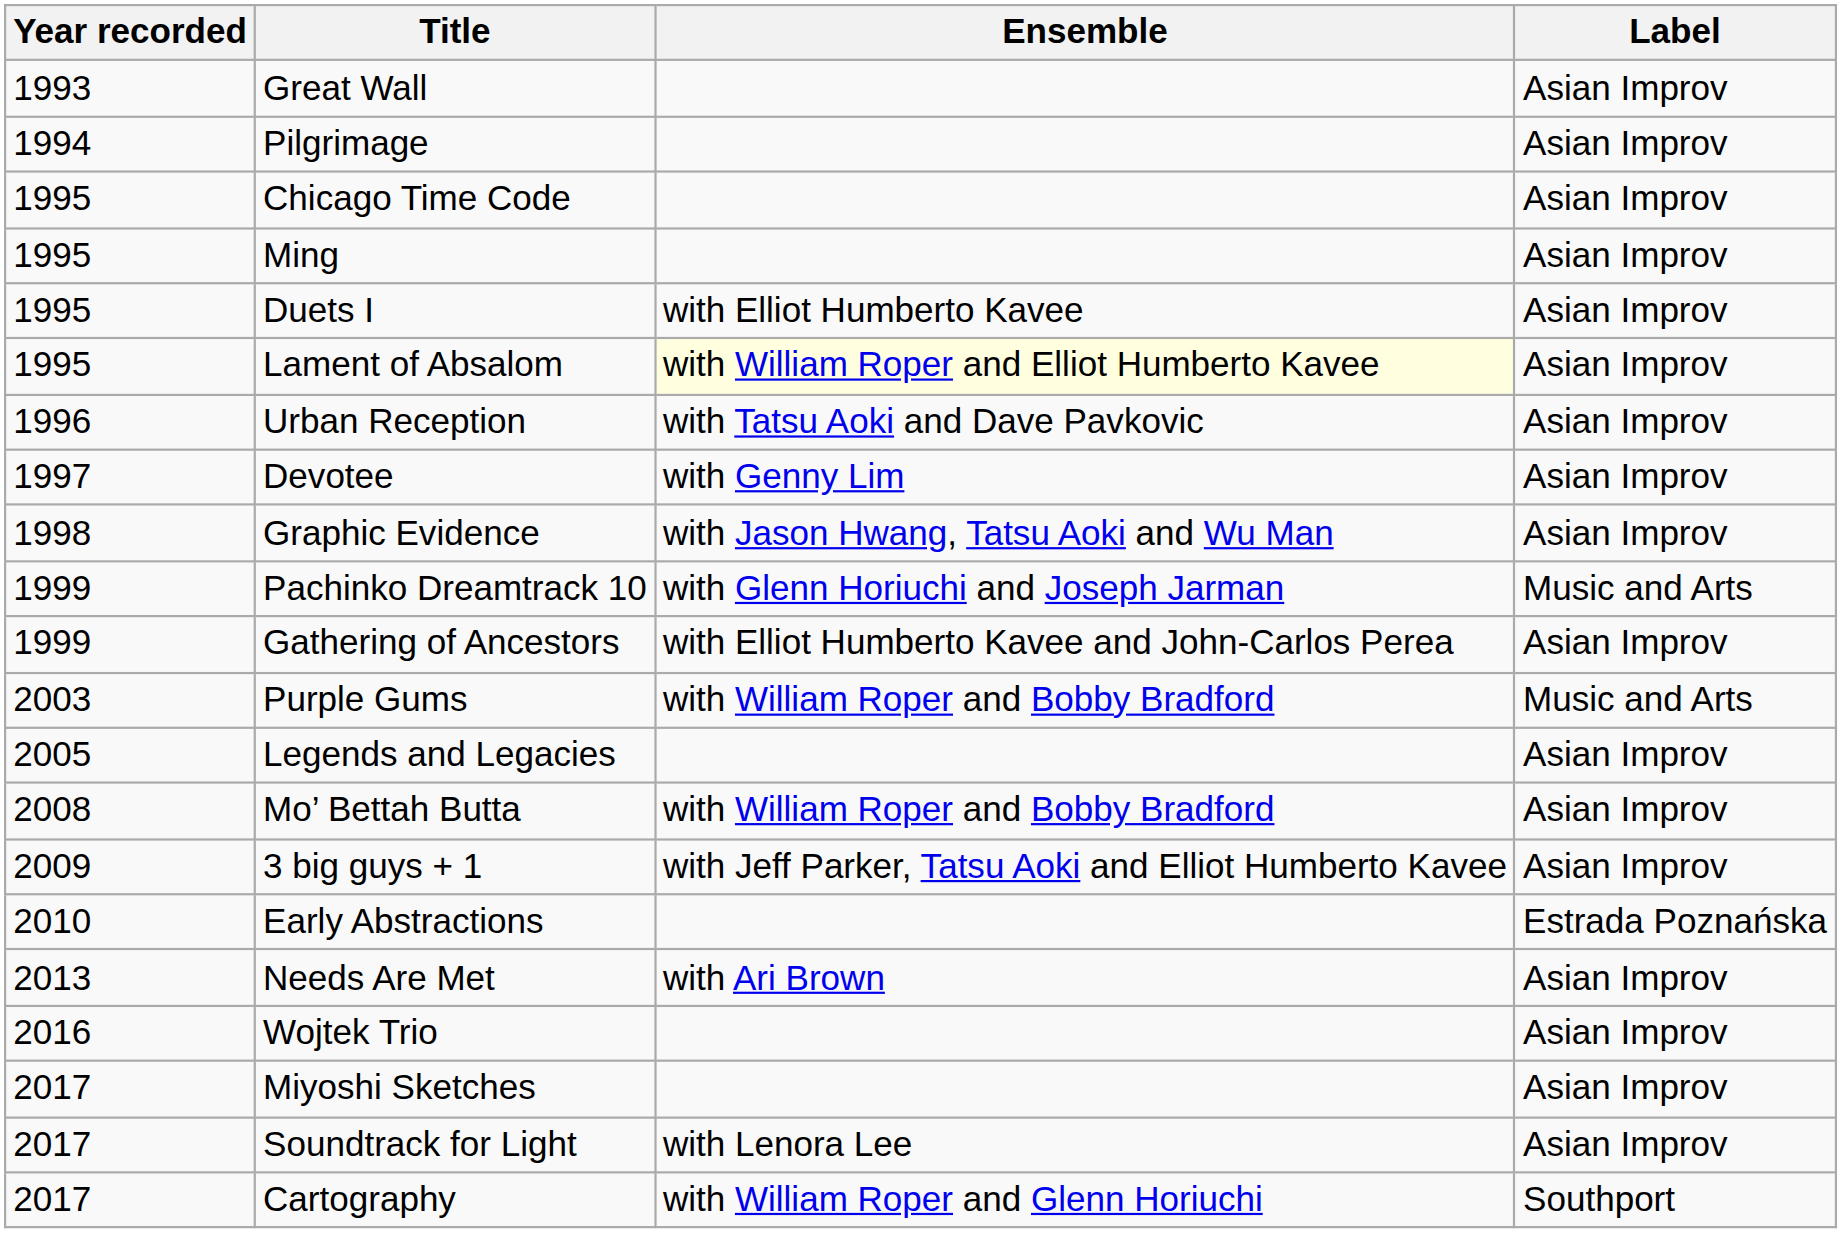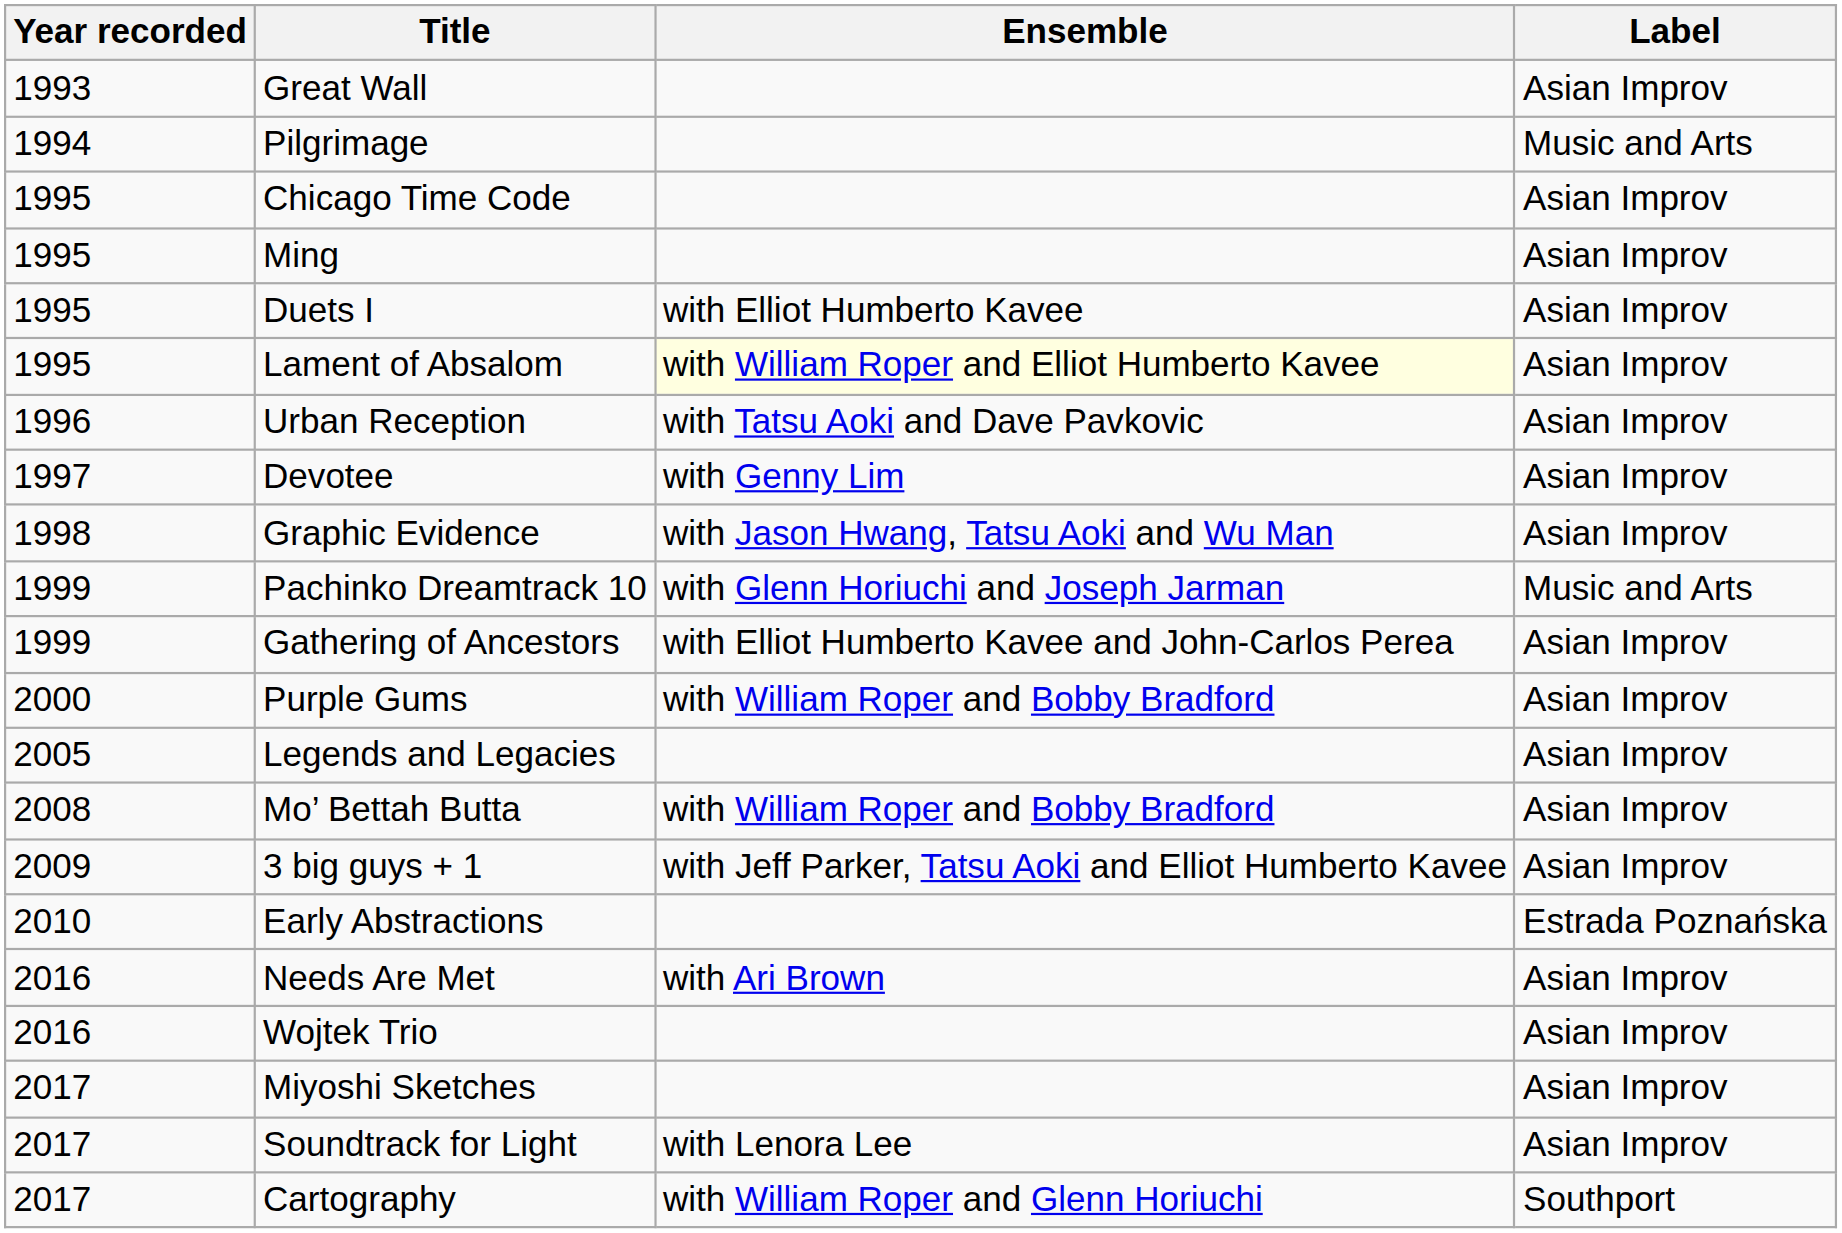(1625, 143) Asian Improv -> (1638, 143) Music and Arts
(52, 699) 2003 -> (52, 699) 2000
(1638, 699) Music and Arts -> (1625, 699) Asian Improv
(52, 976) 2013 -> (52, 976) 2016
